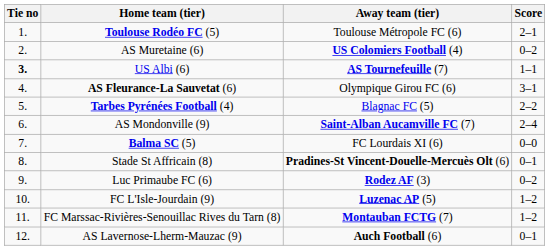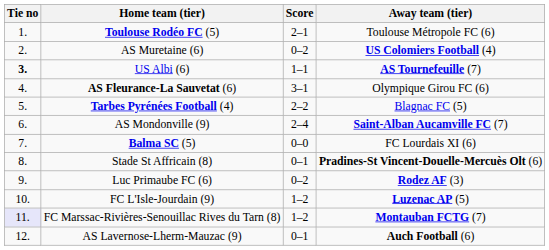columns swapped: (528, 13) <-> (397, 13)
(23, 217) no background -> (23, 217) lavender background
